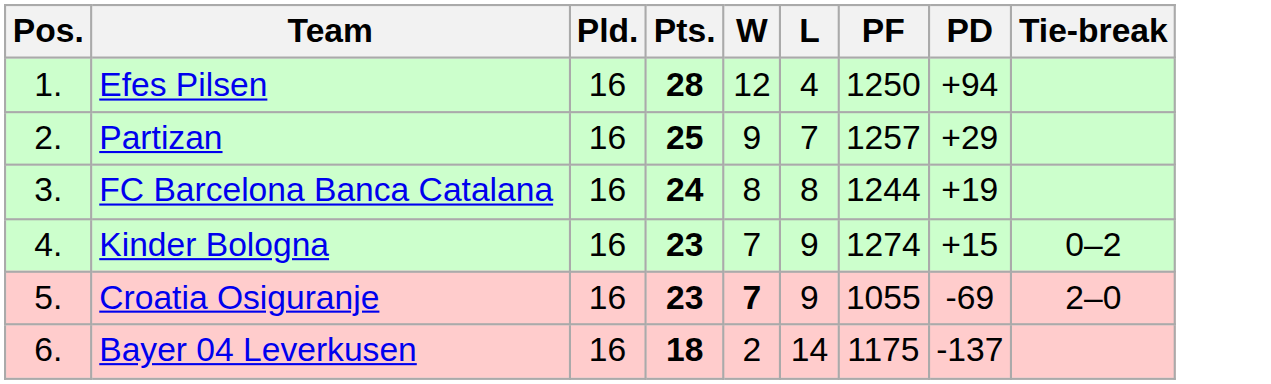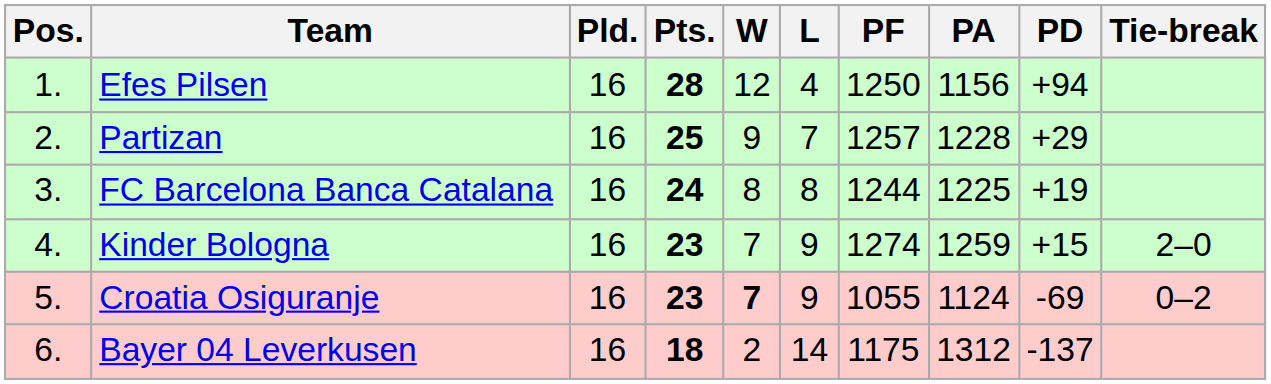+ column: (974, 31)
(1093, 244) 0–2 -> (1184, 244) 2–0
(1093, 297) 2–0 -> (1184, 297) 0–2
